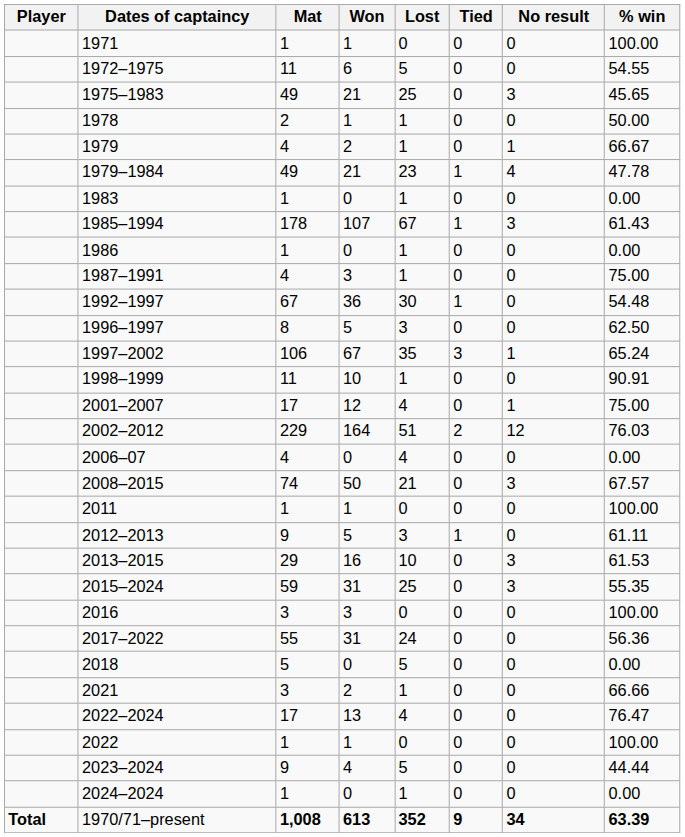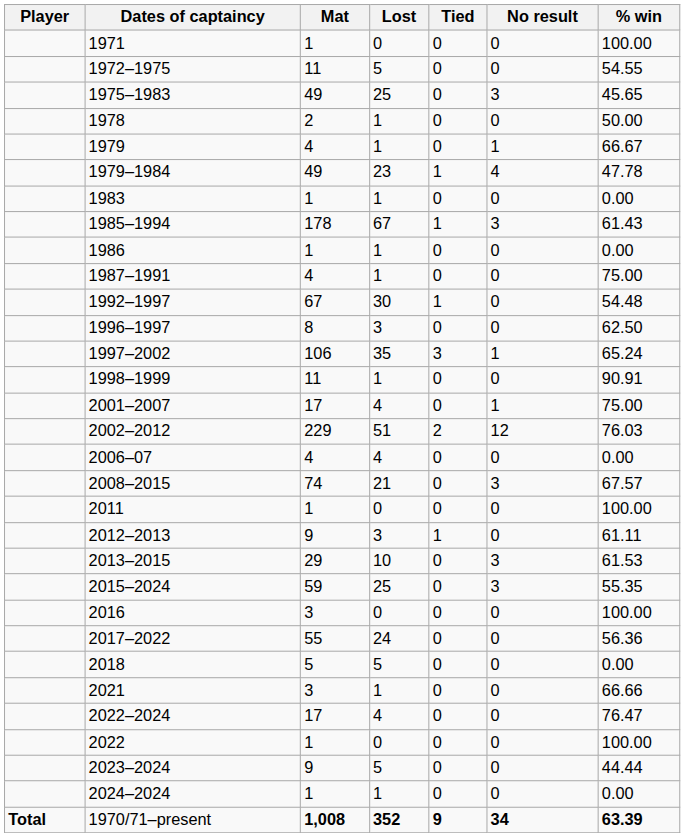- column: (367, 17)
